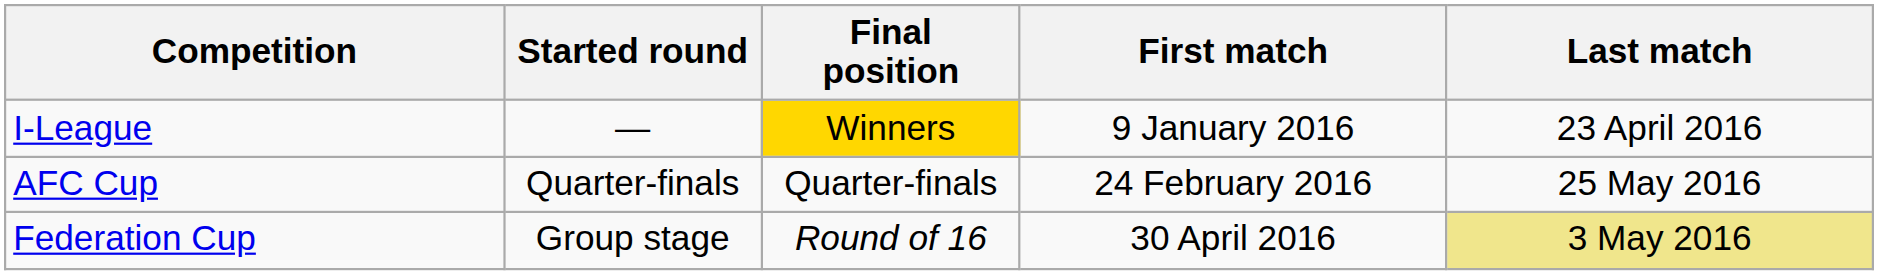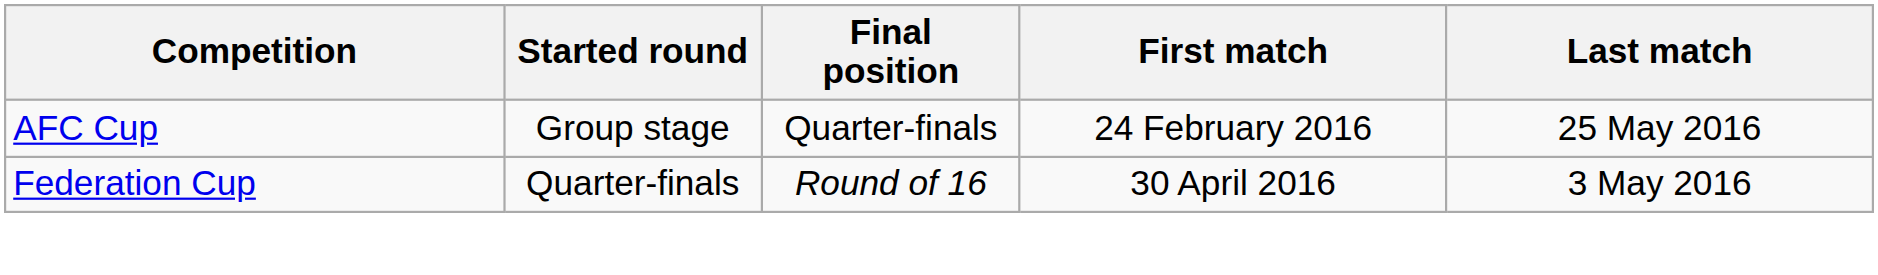- row: (83, 127)
(633, 183) Quarter-finals -> (633, 127) Group stage
(633, 239) Group stage -> (633, 183) Quarter-finals
(1660, 239) khaki background -> (1660, 183) no background
